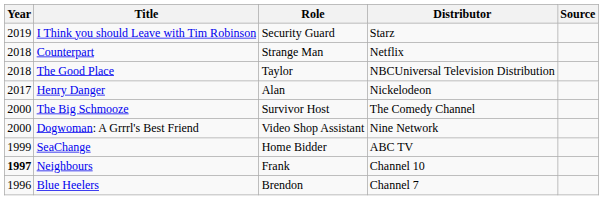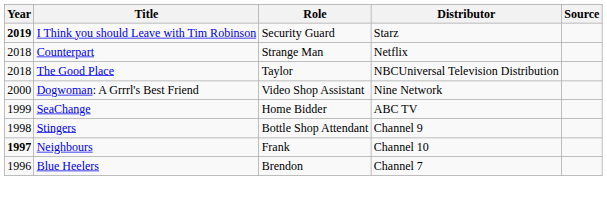(19, 33) normal -> (19, 33) bold
- row: (71, 90)
- row: (83, 109)
+ row: (56, 128)
